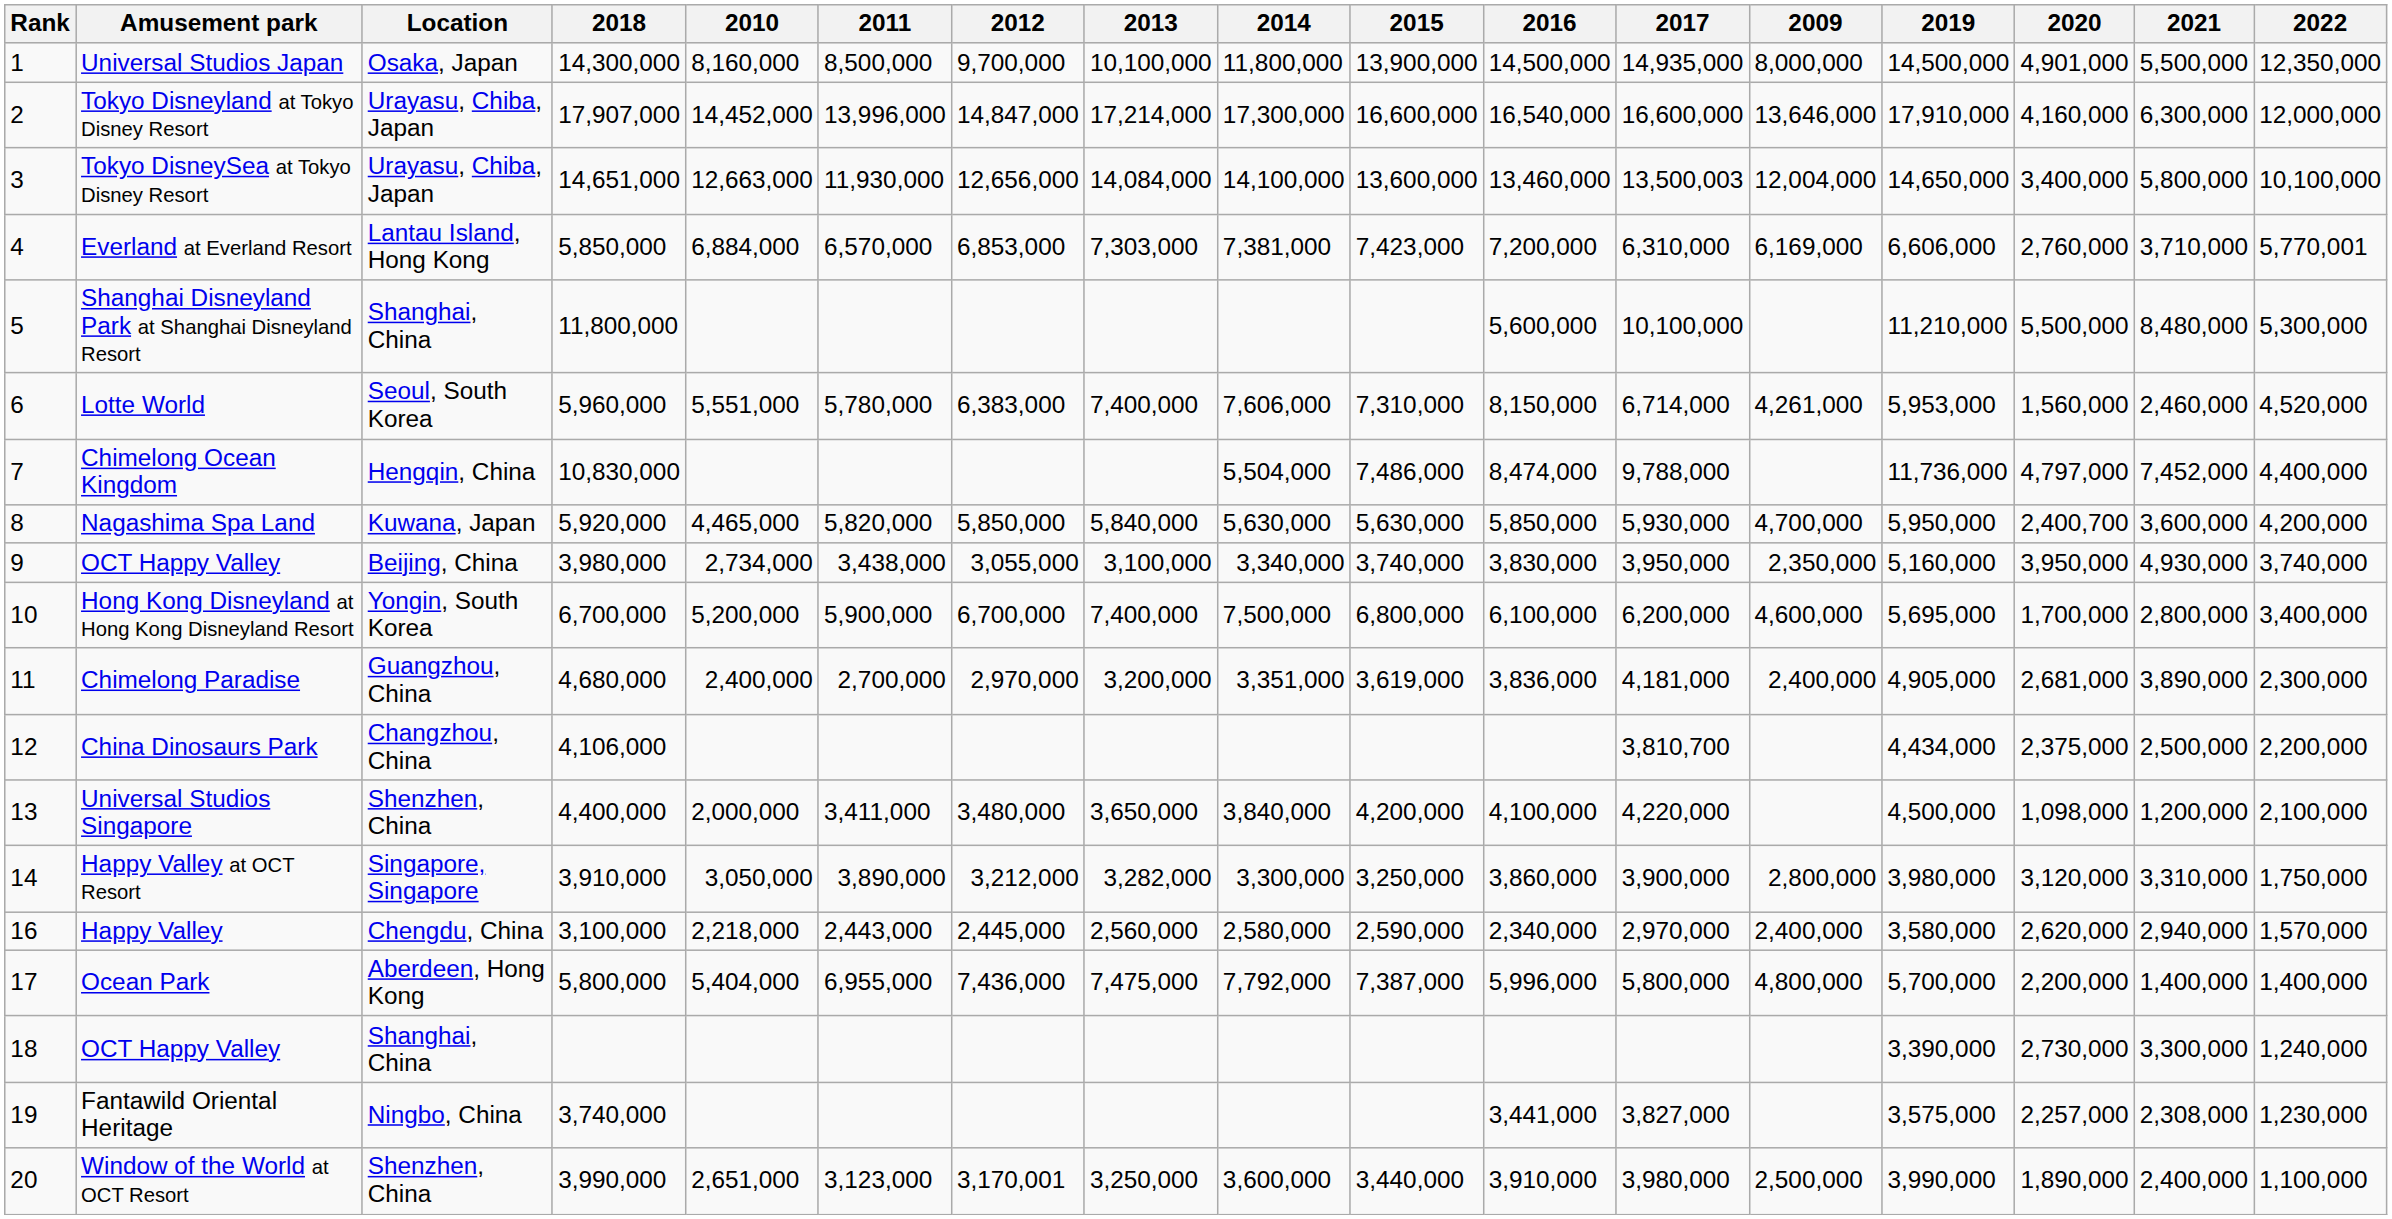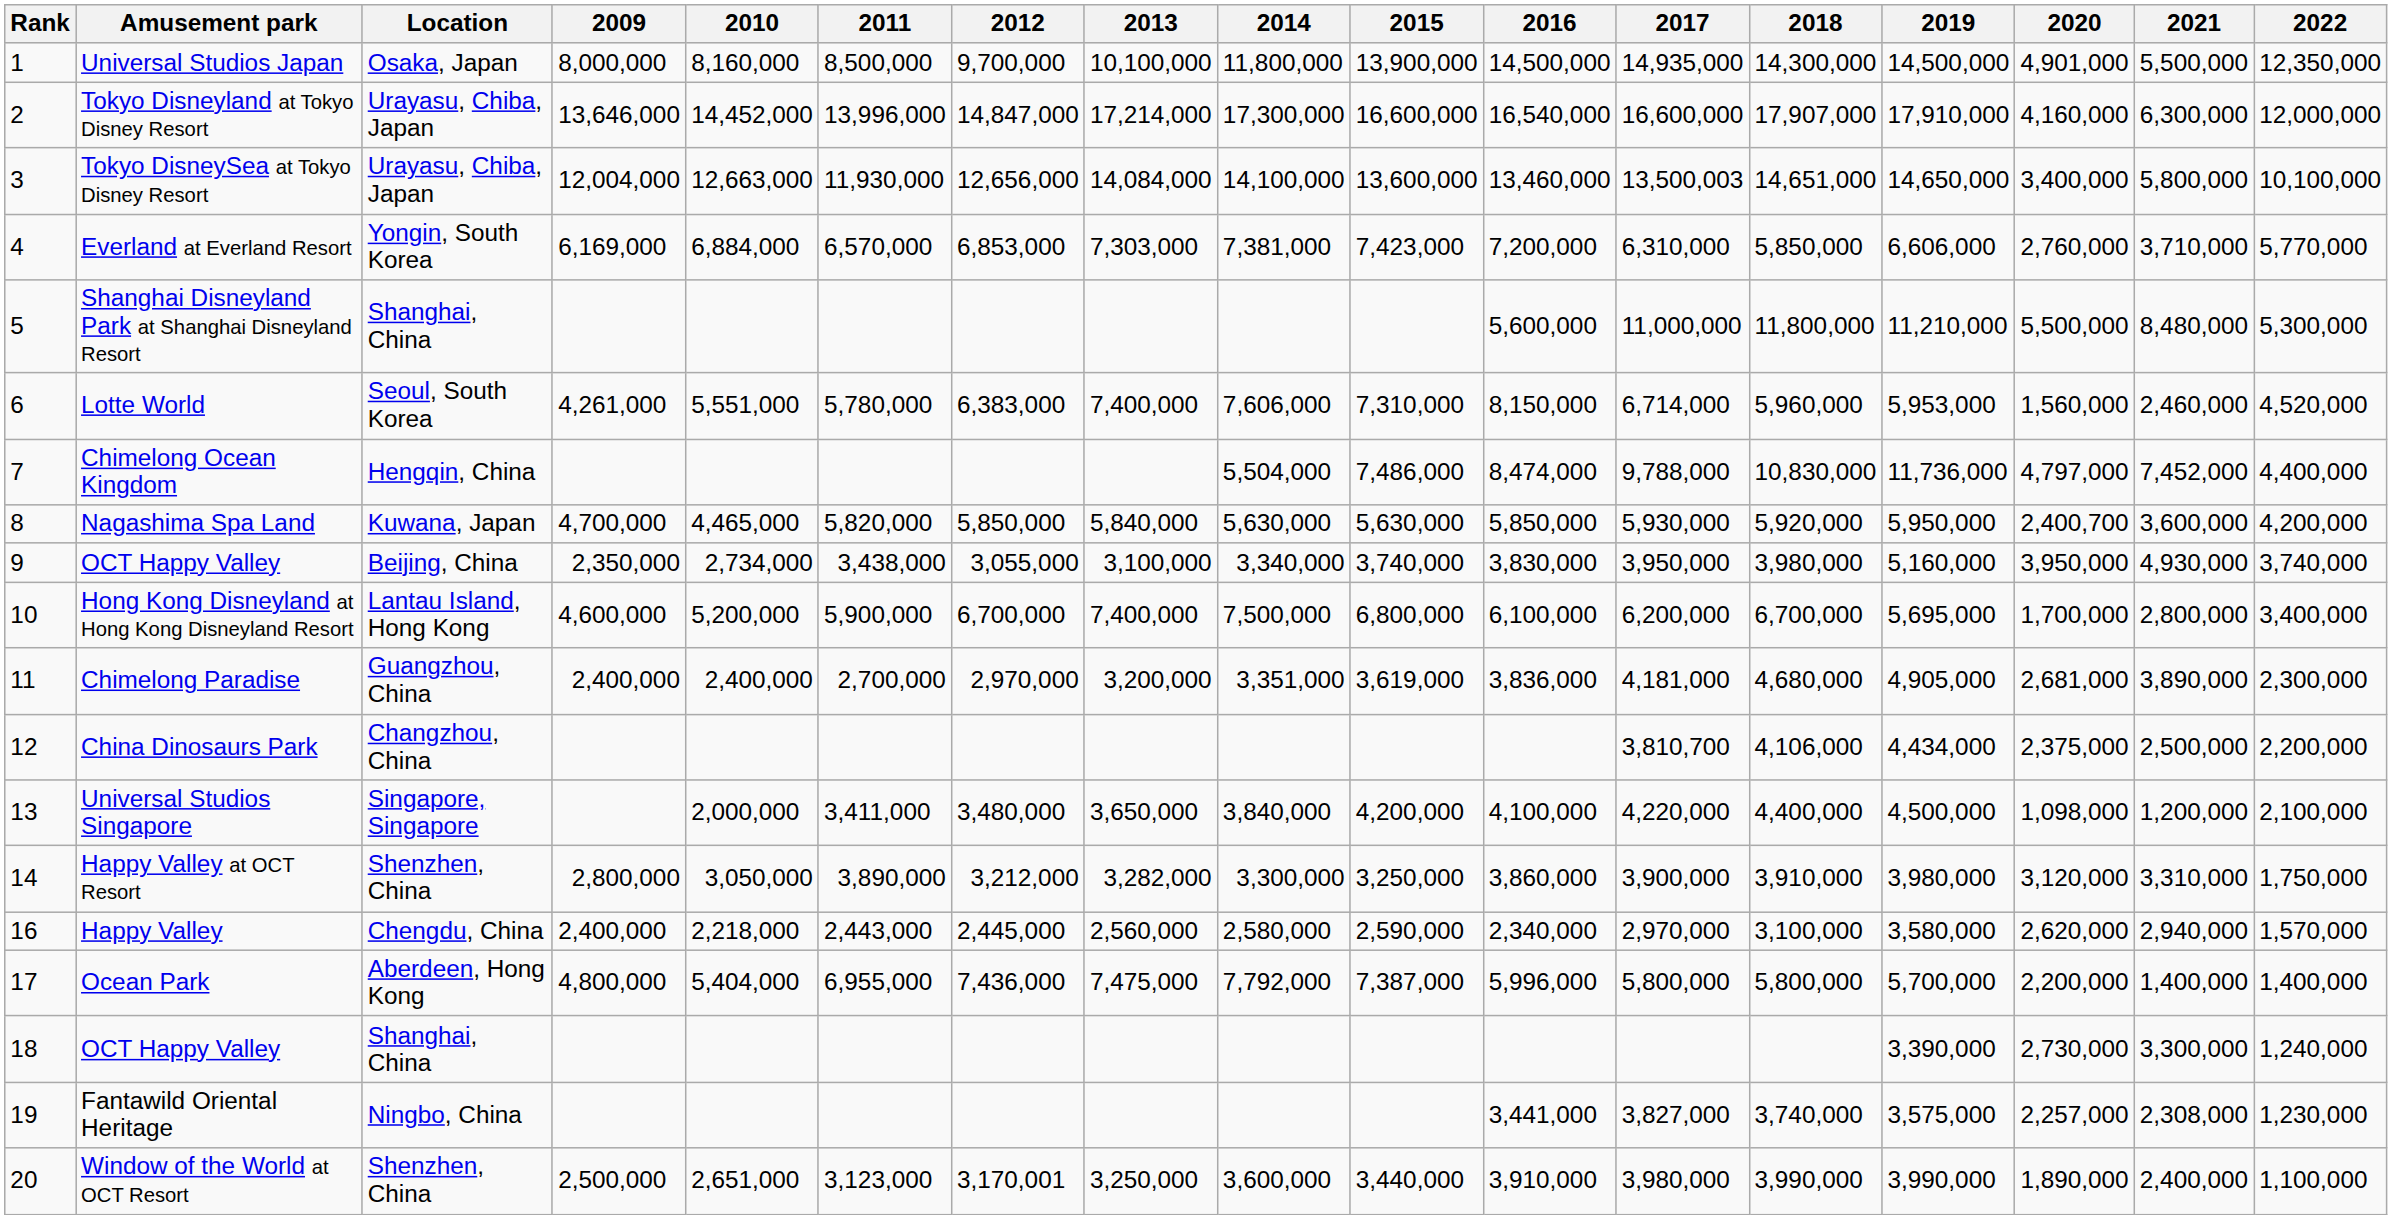columns swapped: (1815, 23) <-> (619, 23)
(444, 246) Lantau Island, Hong Kong -> (443, 246) Yongin, South Korea
(2313, 246) 5,770,001 -> (2313, 246) 5,770,000
(1682, 326) 10,100,000 -> (1682, 326) 11,000,000
(443, 614) Yongin, South Korea -> (444, 614) Lantau Island, Hong Kong
(426, 812) Shenzhen, China -> (427, 812) Singapore, Singapore
(427, 878) Singapore, Singapore -> (426, 878) Shenzhen, China
